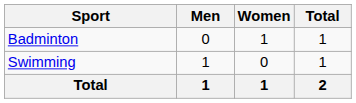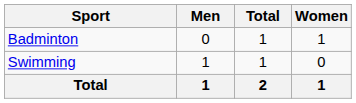columns swapped: (264, 16) <-> (323, 16)
